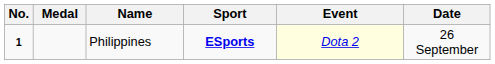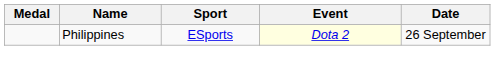- column: (19, 14)
(230, 42) bold -> (210, 34) normal
